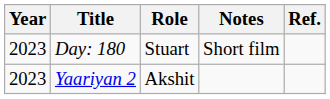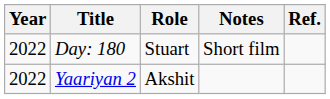(28, 49) 2023 -> (28, 49) 2022
(28, 78) 2023 -> (28, 78) 2022
